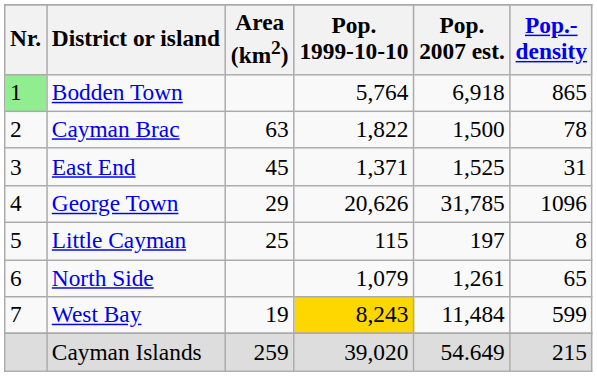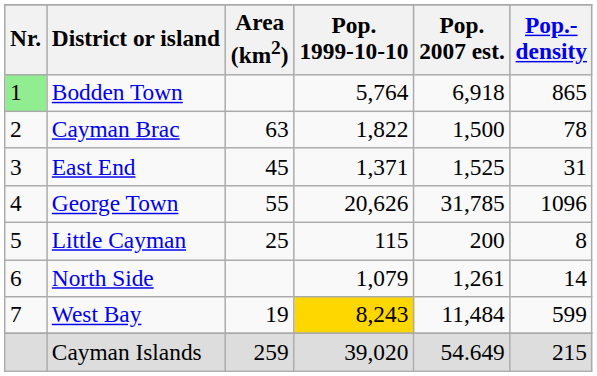(277, 203) 29 -> (277, 203) 55
(487, 240) 197 -> (487, 240) 200
(575, 277) 65 -> (575, 277) 14
